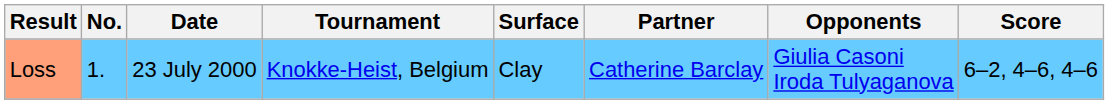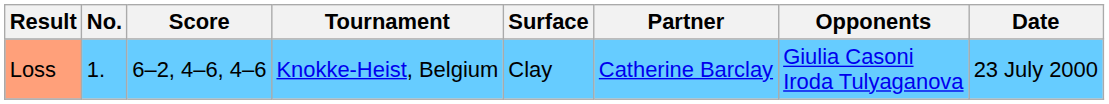columns swapped: (194, 21) <-> (1031, 21)
